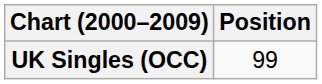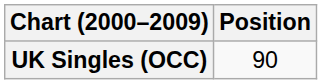(265, 59) 99 -> (265, 59) 90
